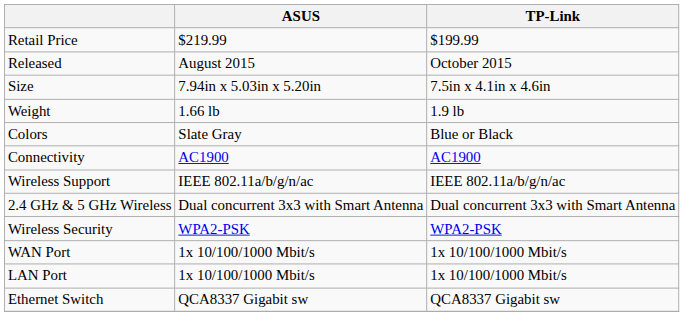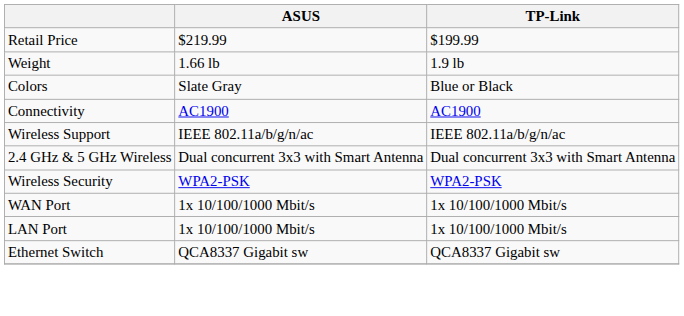- row: (35, 63)
- row: (21, 87)
